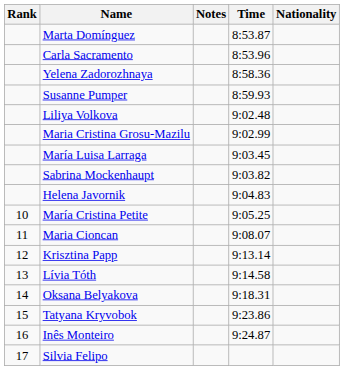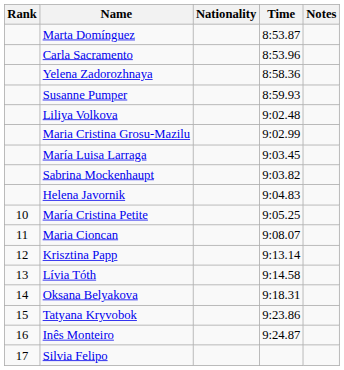columns swapped: (306, 14) <-> (211, 14)
